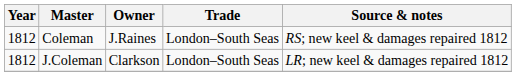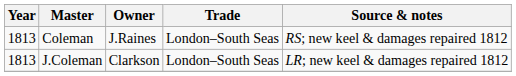(22, 37) 1812 -> (22, 37) 1813
(22, 60) 1812 -> (22, 60) 1813
